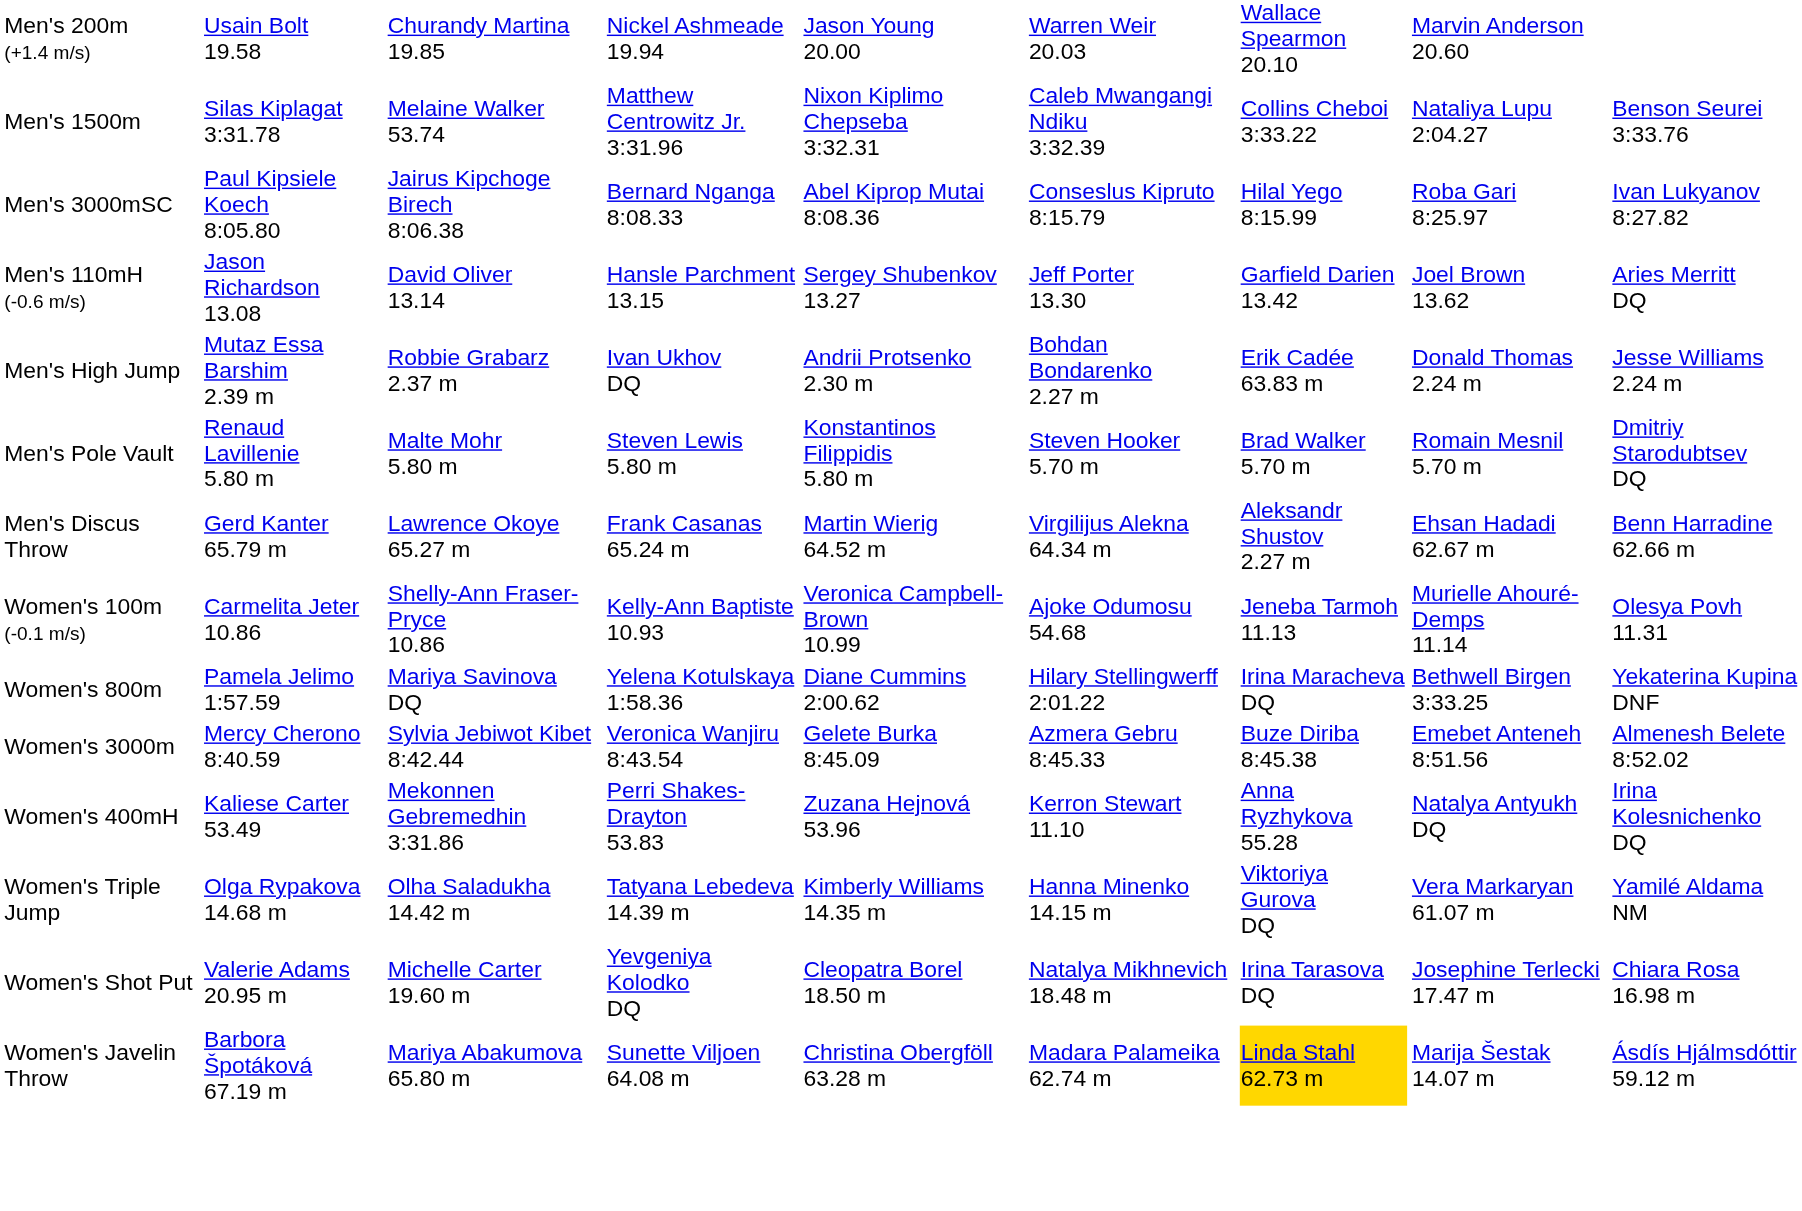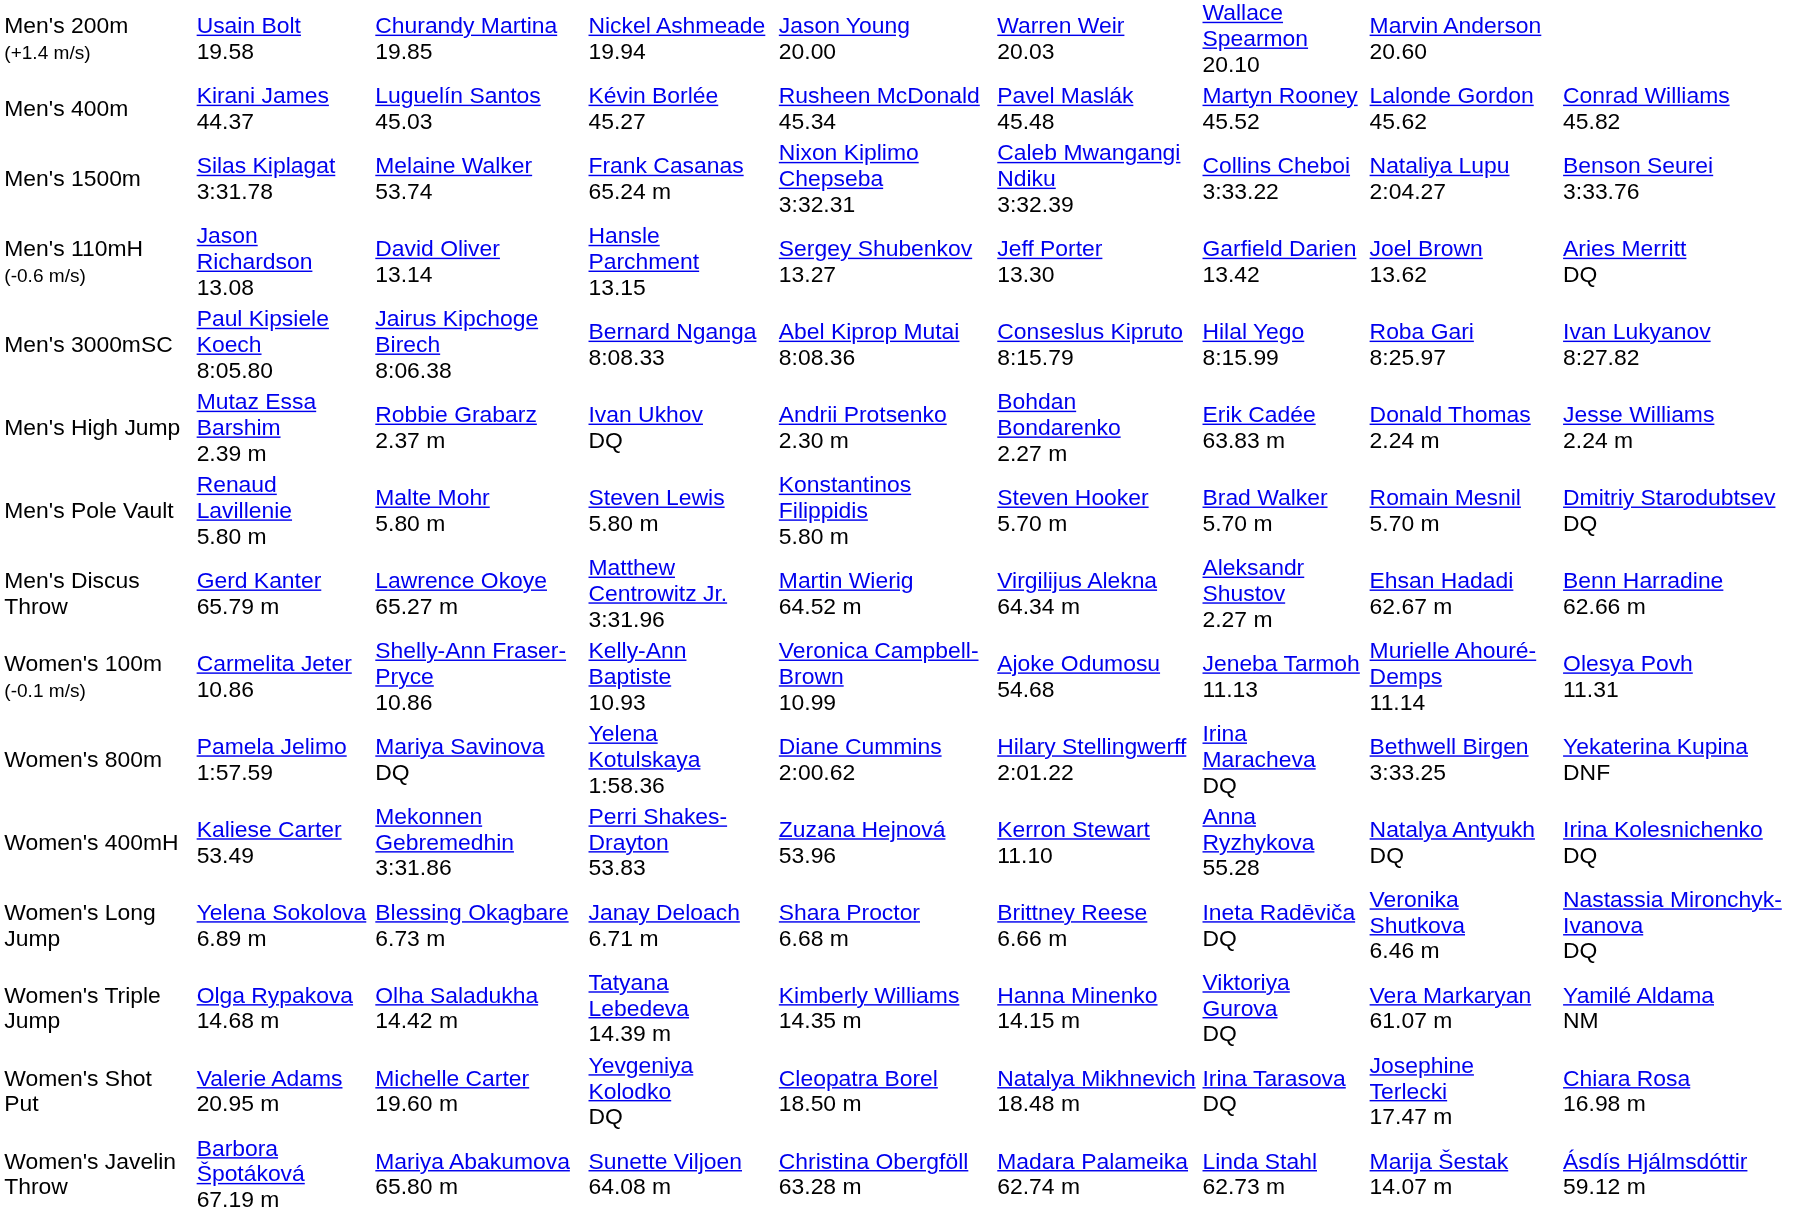+ row: (66, 108)
(676, 121) Matthew Centrowitz Jr. 3:31.96 -> (666, 178) Frank Casanas 65.24 m
rows swapped: (74, 287) <-> (89, 204)
(684, 536) Frank Casanas 65.24 m -> (658, 593) Matthew Centrowitz Jr. 3:31.96
- row: (90, 746)
+ row: (80, 925)
(1298, 1065) gold background -> (1260, 1174) no background
